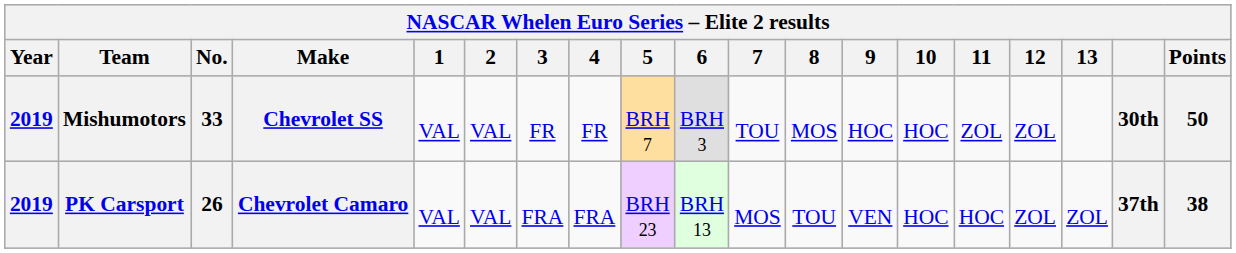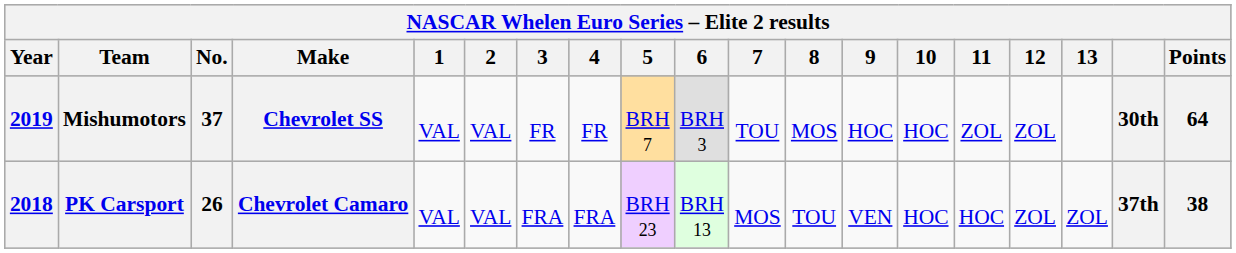(212, 118) 33 -> (212, 118) 37
(1197, 118) 50 -> (1197, 118) 64
(31, 204) 2019 -> (31, 204) 2018
